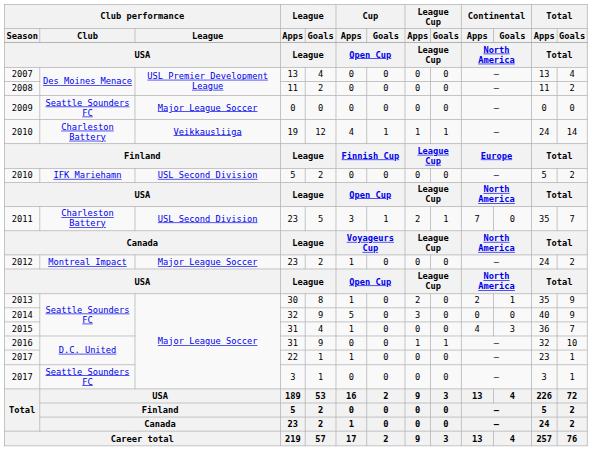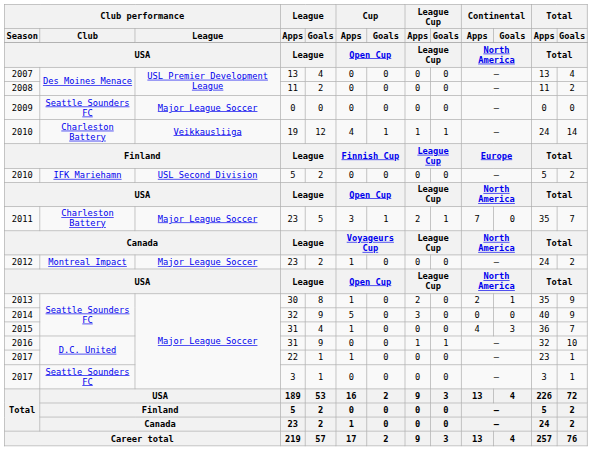(208, 219) USL Second Division -> (208, 219) Major League Soccer
